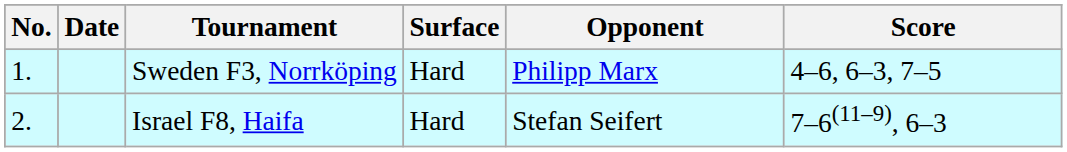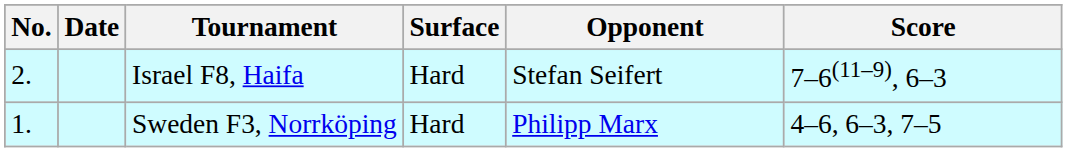rows swapped: (264, 70) <-> (218, 119)
